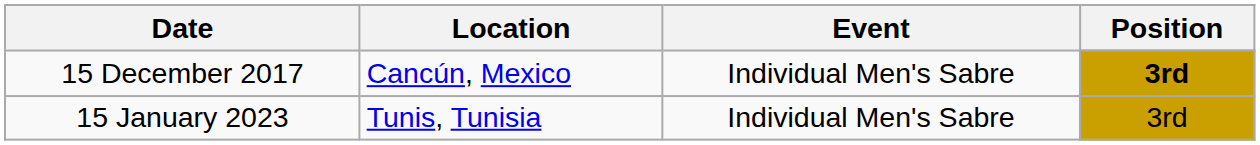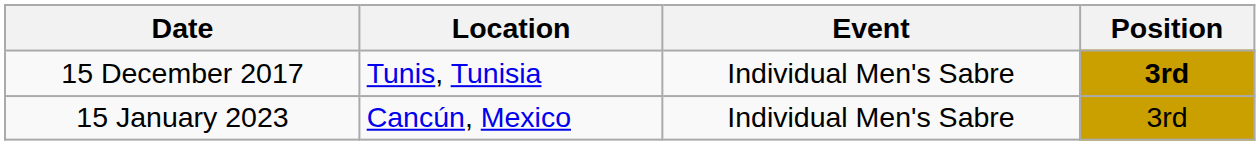(469, 73) Cancún, Mexico -> (454, 73) Tunis, Tunisia
(454, 118) Tunis, Tunisia -> (469, 118) Cancún, Mexico
